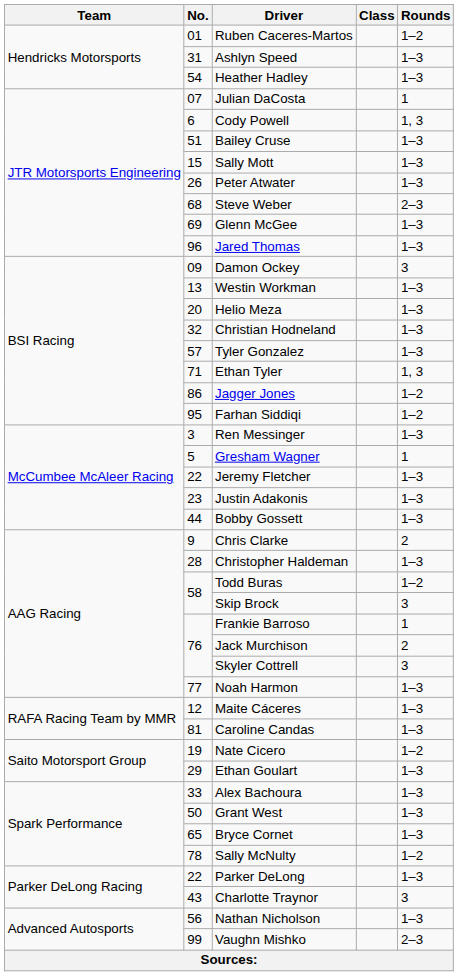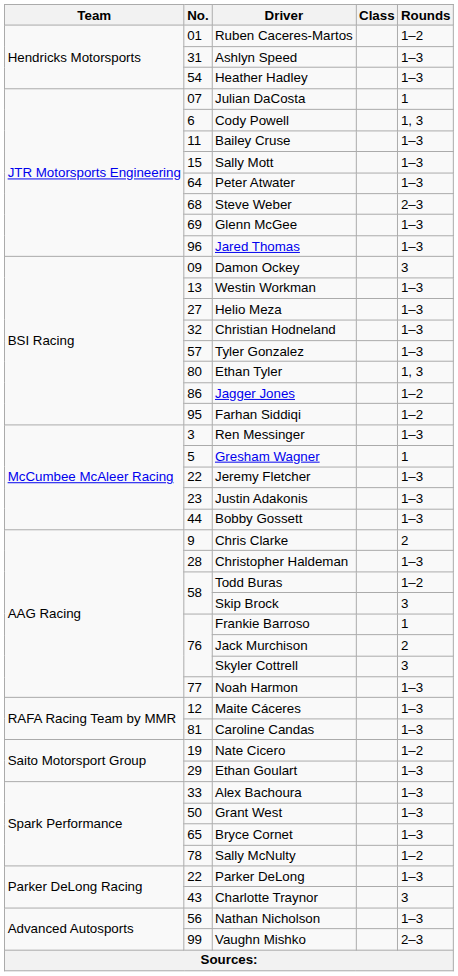(195, 141) 51 -> (194, 141) 11
(195, 183) 26 -> (195, 183) 64
(195, 309) 20 -> (195, 309) 27
(195, 372) 71 -> (195, 372) 80
